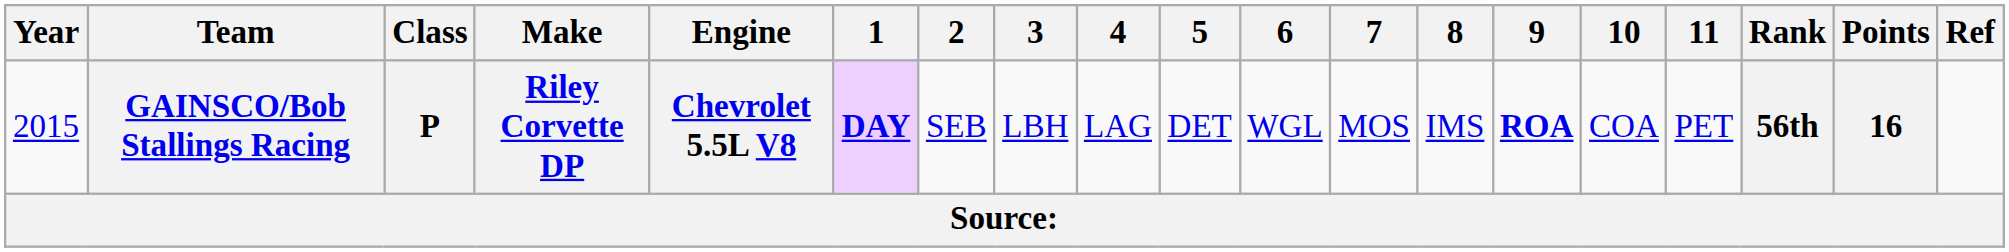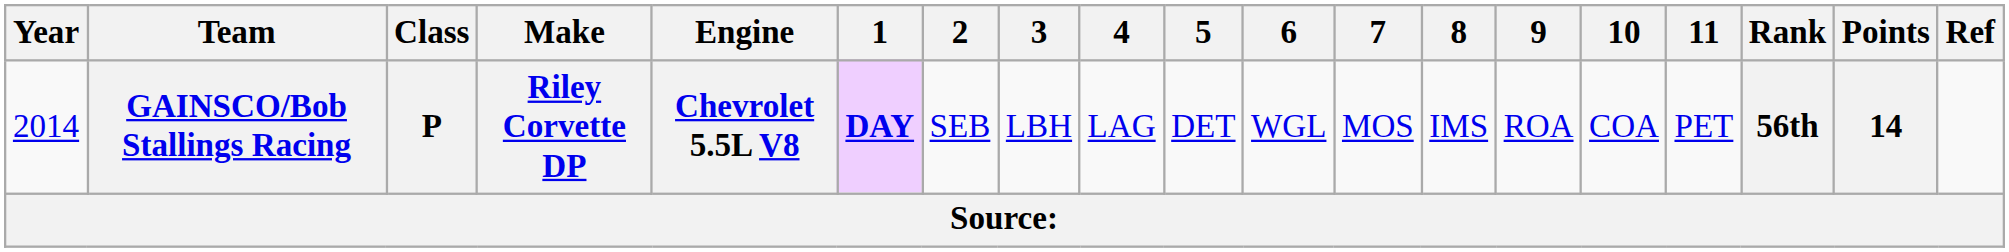(46, 125) 2015 -> (46, 125) 2014
(1537, 125) bold -> (1539, 125) normal
(1886, 125) 16 -> (1886, 125) 14
